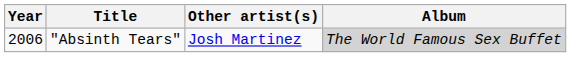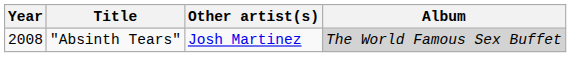(26, 40) 2006 -> (26, 40) 2008
